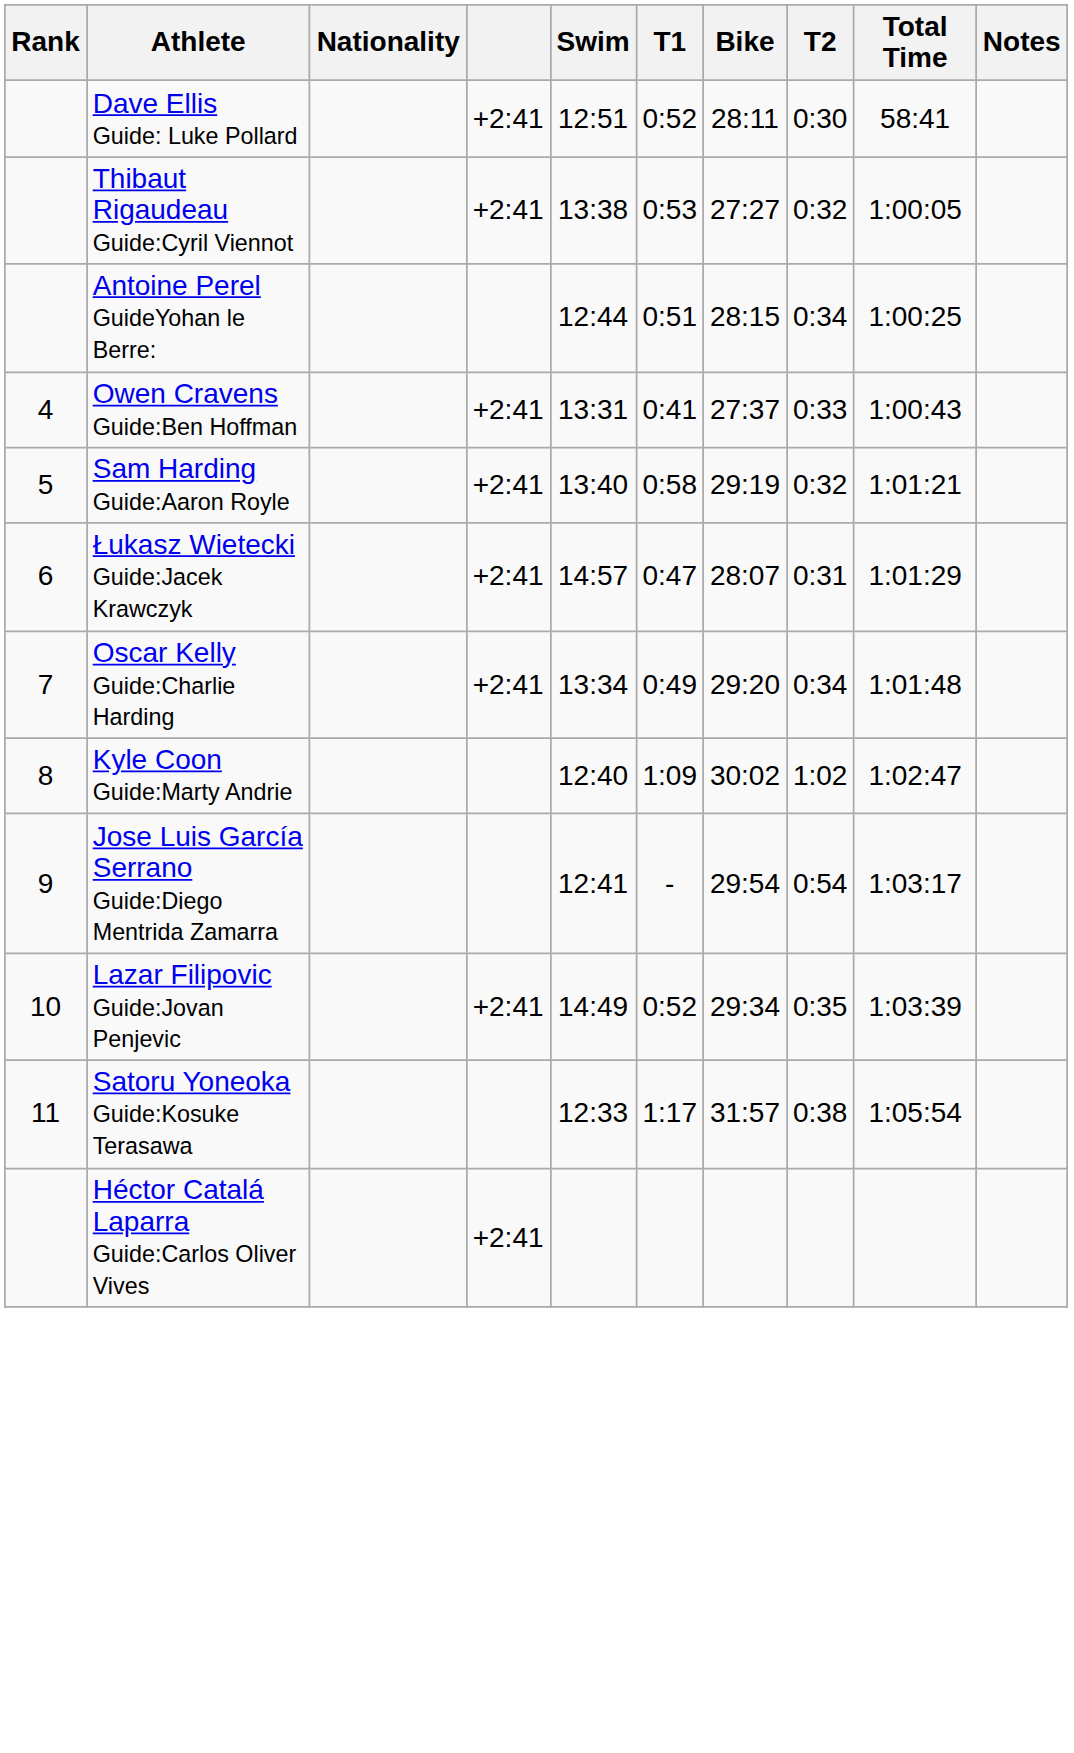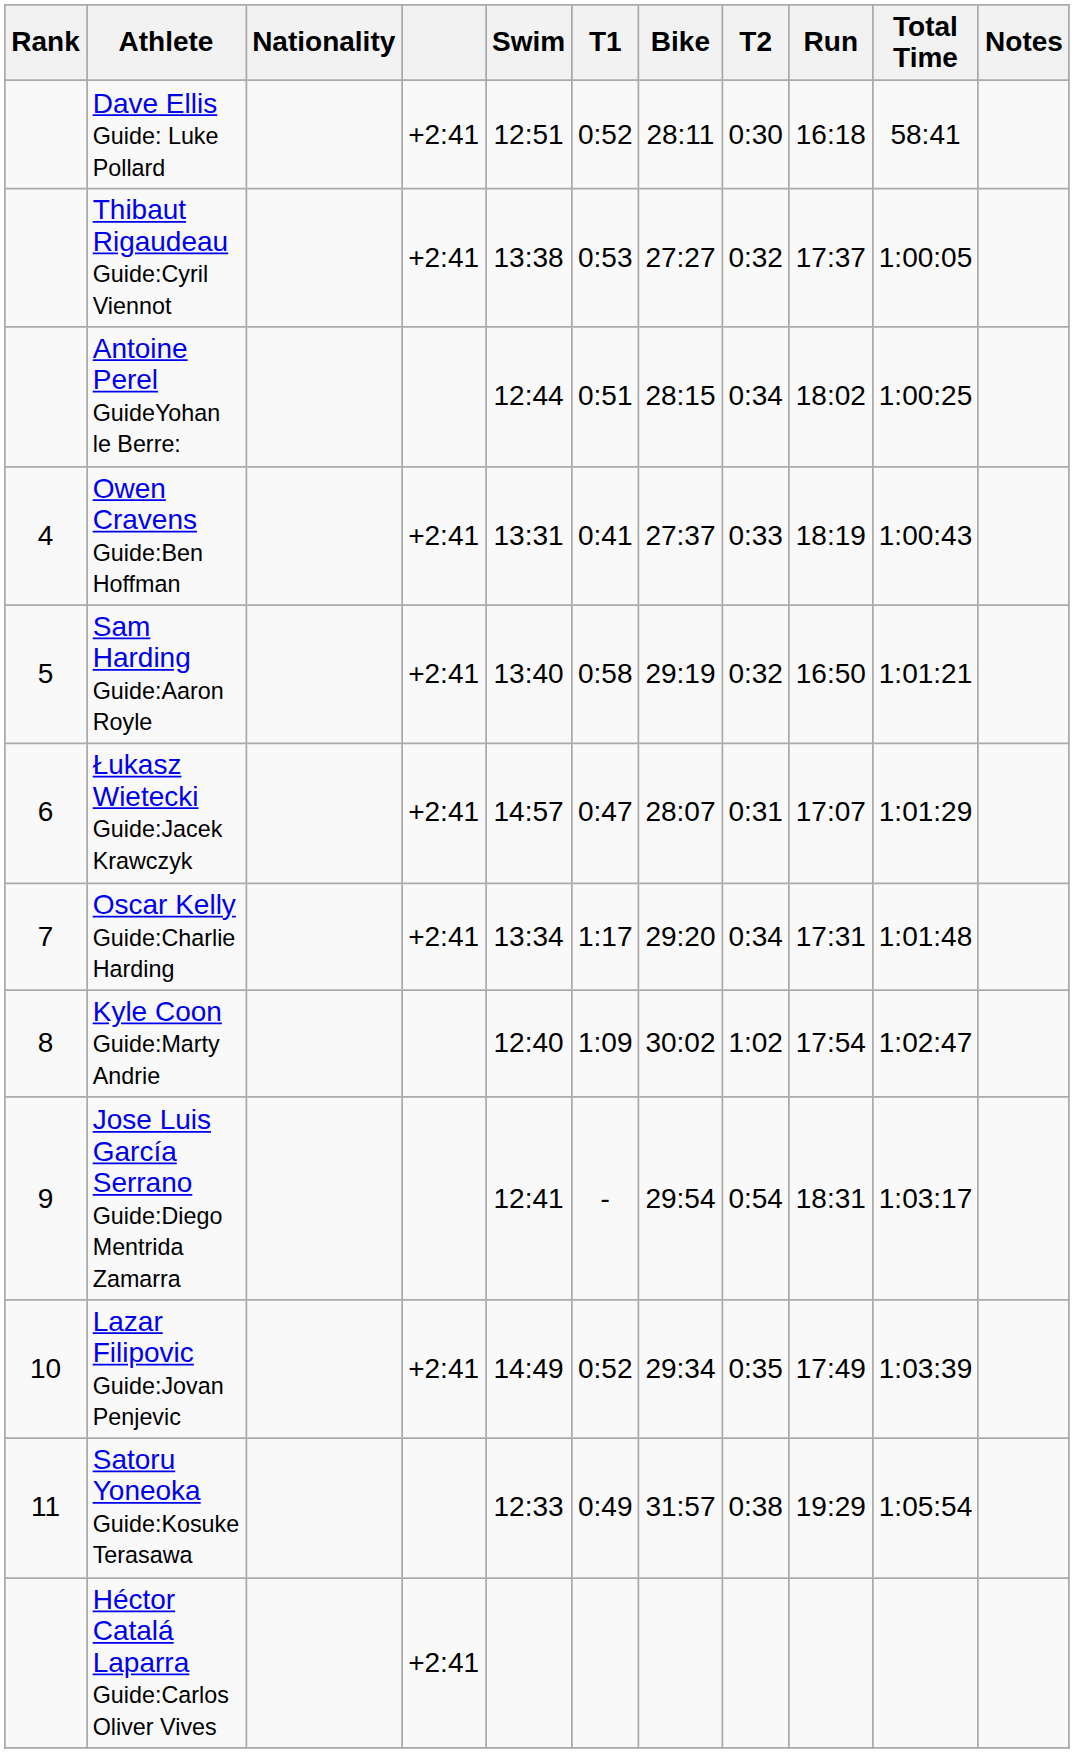+ column: (831, 42)
(670, 684) 0:49 -> (605, 936) 1:17
(670, 1113) 1:17 -> (605, 1507) 0:49
